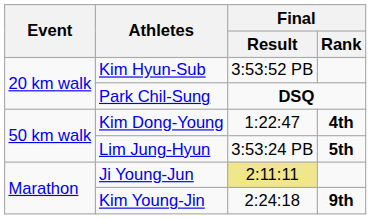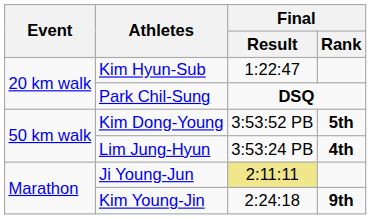(272, 70) 3:53:52 PB -> (272, 70) 1:22:47
(272, 123) 1:22:47 -> (272, 123) 3:53:52 PB
(341, 123) 4th -> (341, 123) 5th
(341, 149) 5th -> (341, 149) 4th
